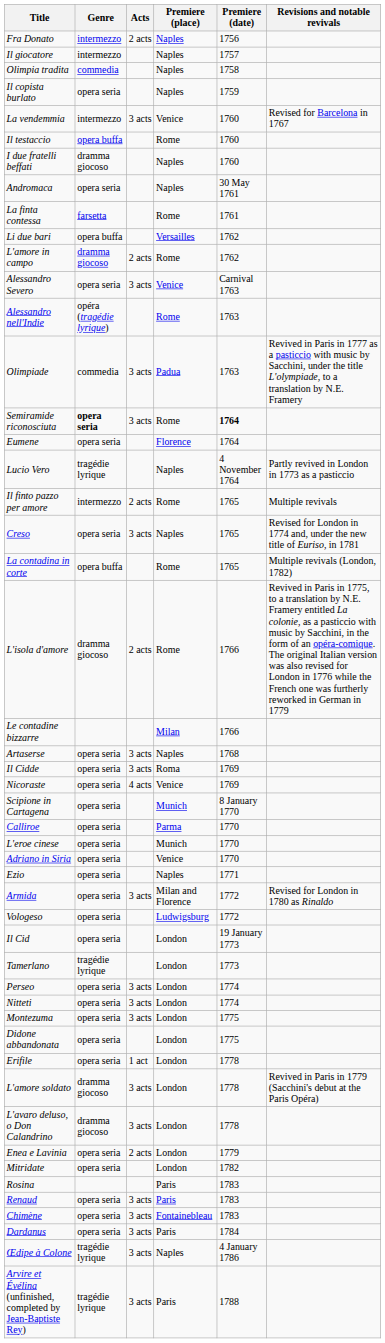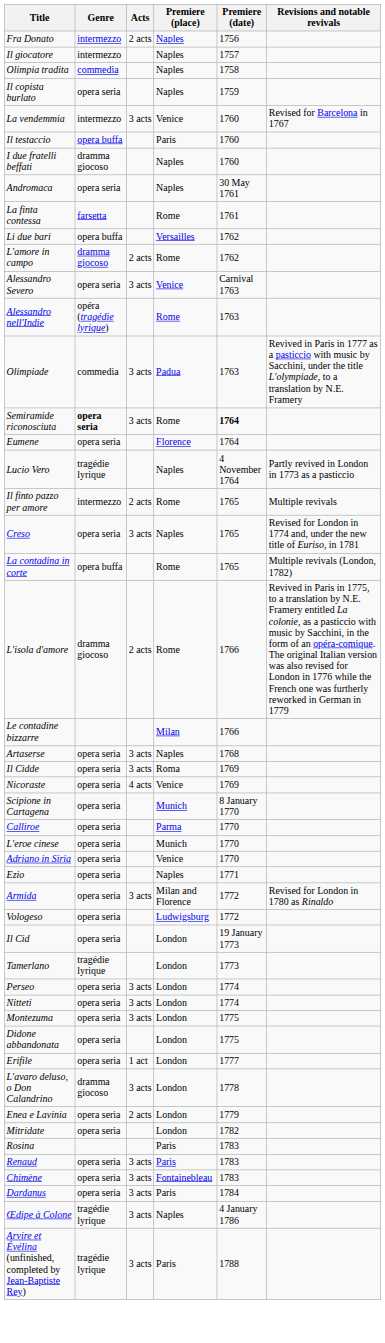(168, 140) Rome -> (166, 140) Paris
(229, 1061) 1778 -> (229, 1061) 1777
- row: (39, 1088)
